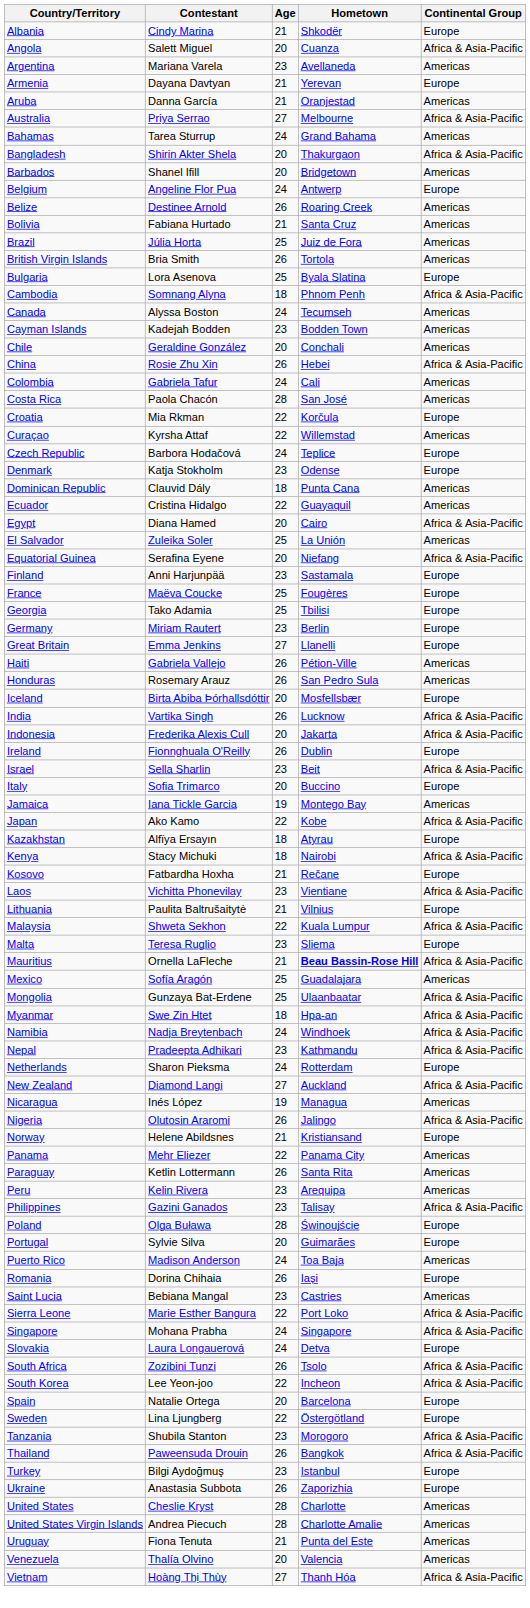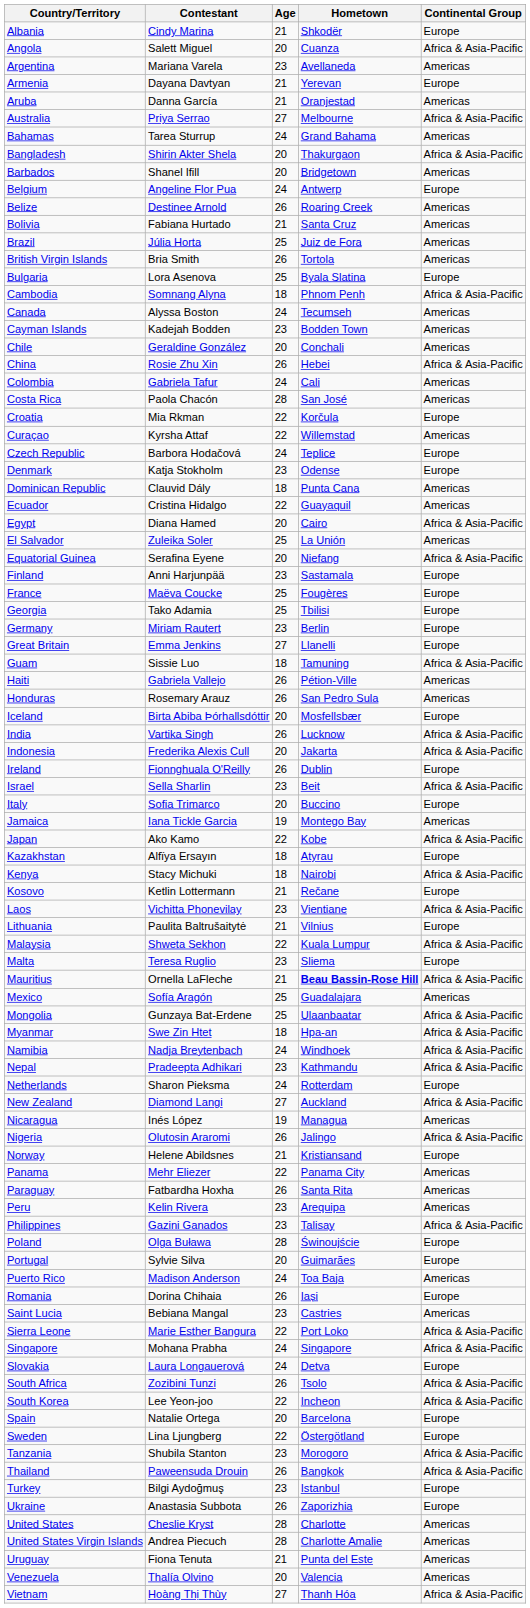+ row: (22, 663)
(191, 874) Fatbardha Hoxha -> (192, 892) Ketlin Lottermann
(192, 1173) Ketlin Lottermann -> (191, 1190) Fatbardha Hoxha
